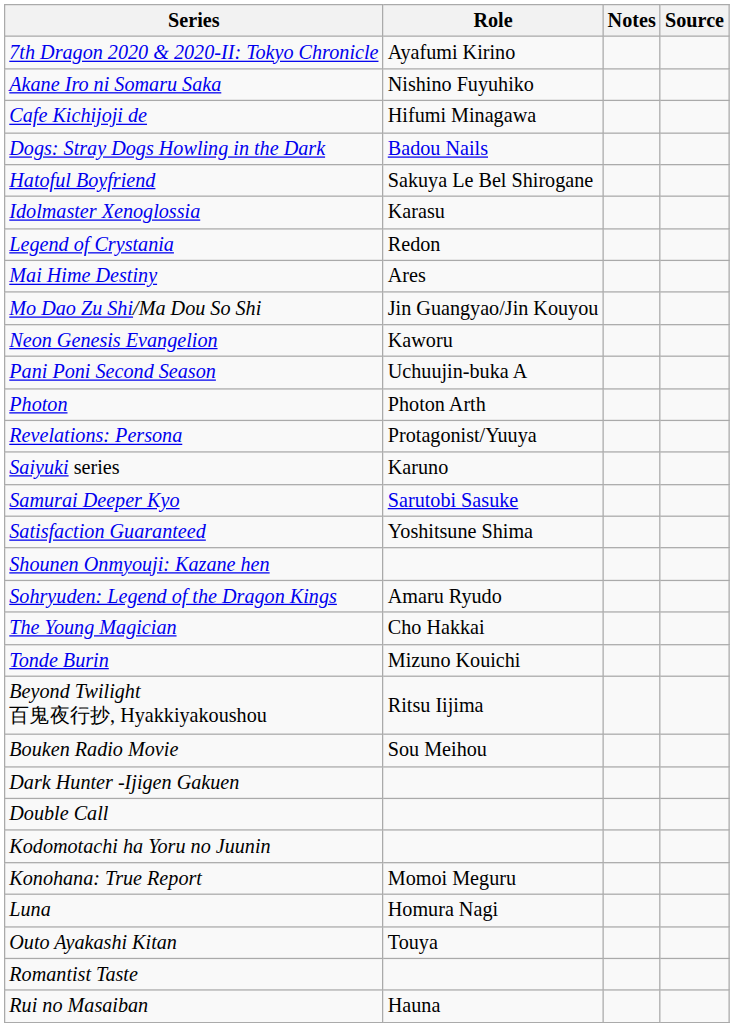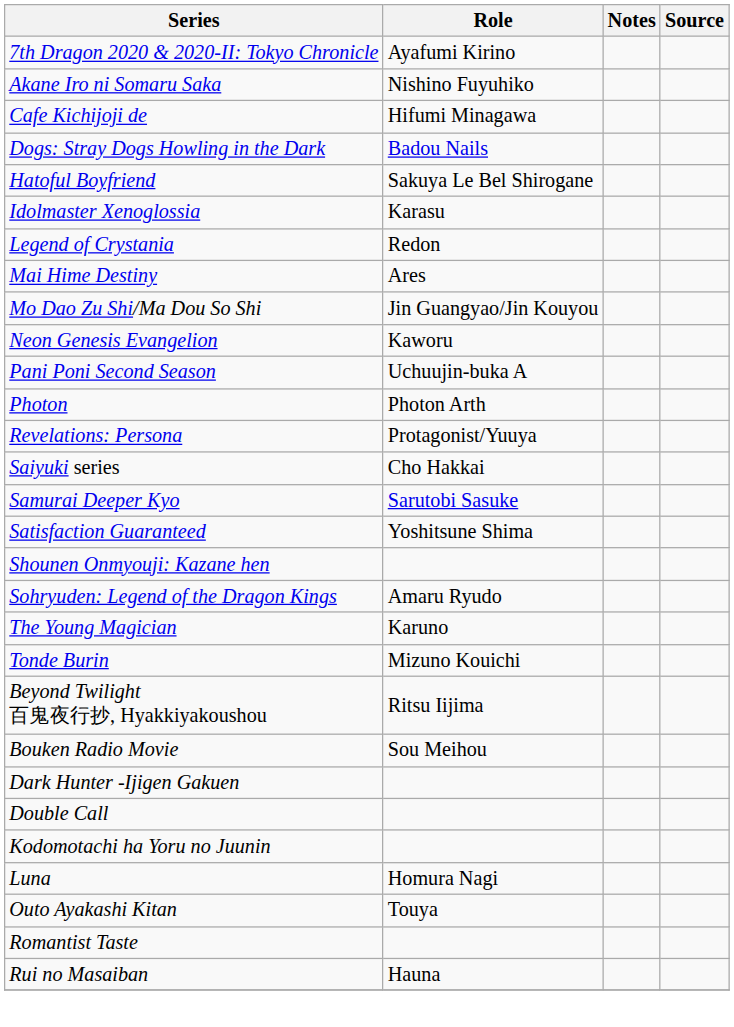(418, 468) Karuno -> (436, 468) Cho Hakkai
(436, 627) Cho Hakkai -> (418, 627) Karuno
- row: (106, 878)
